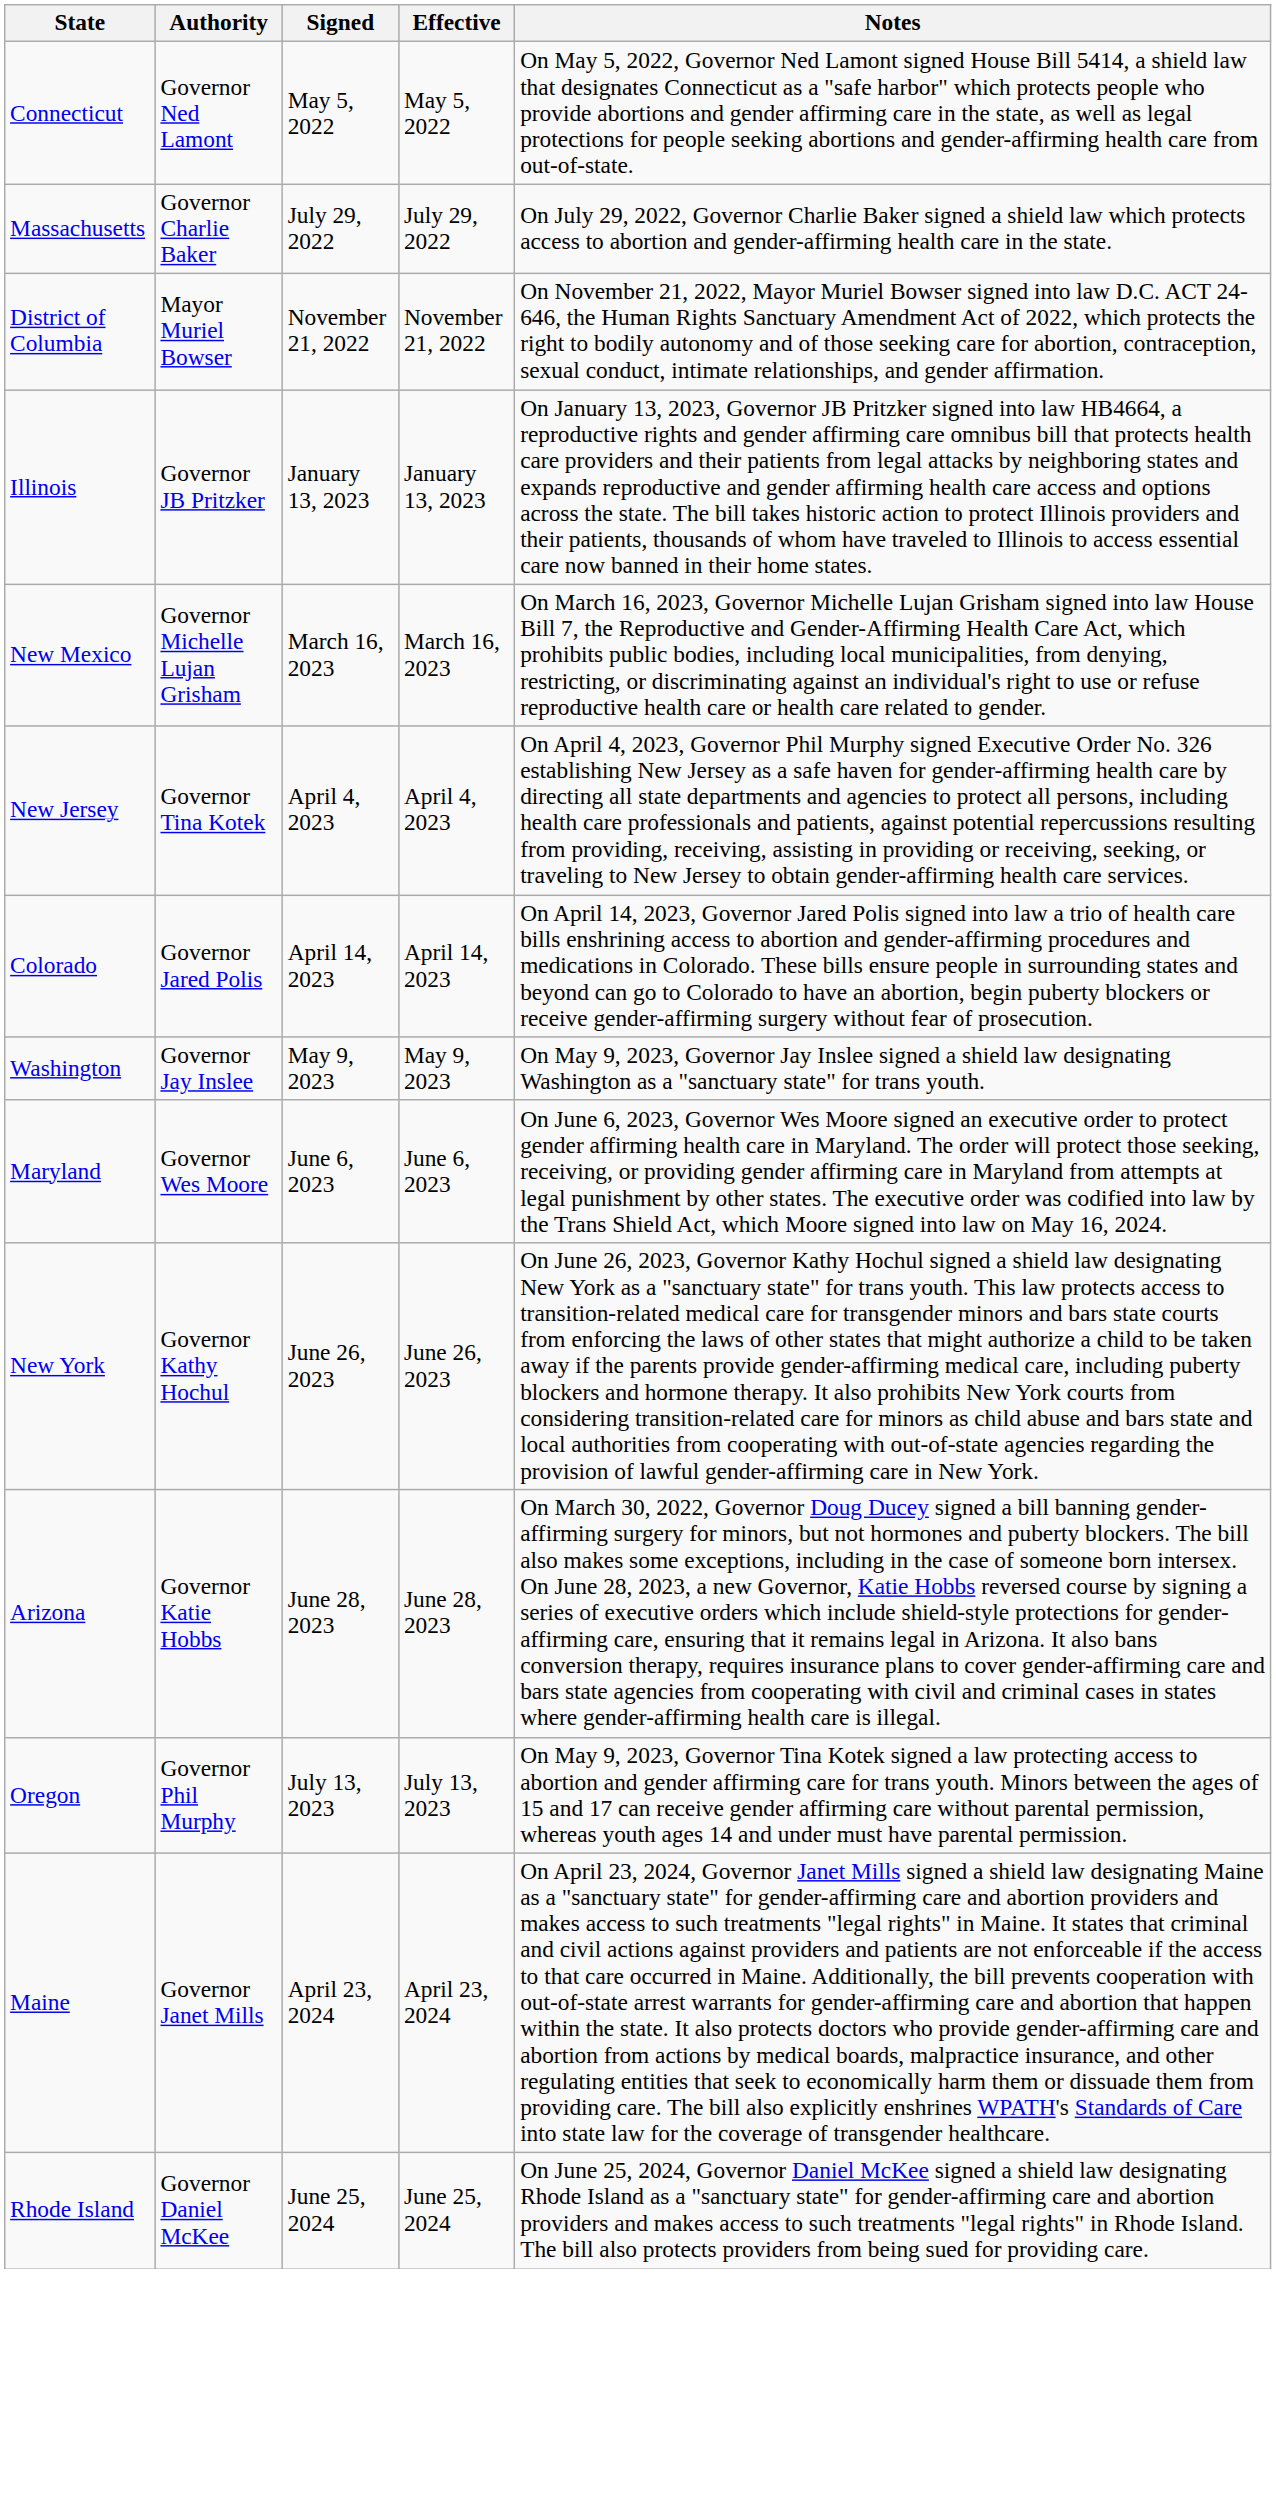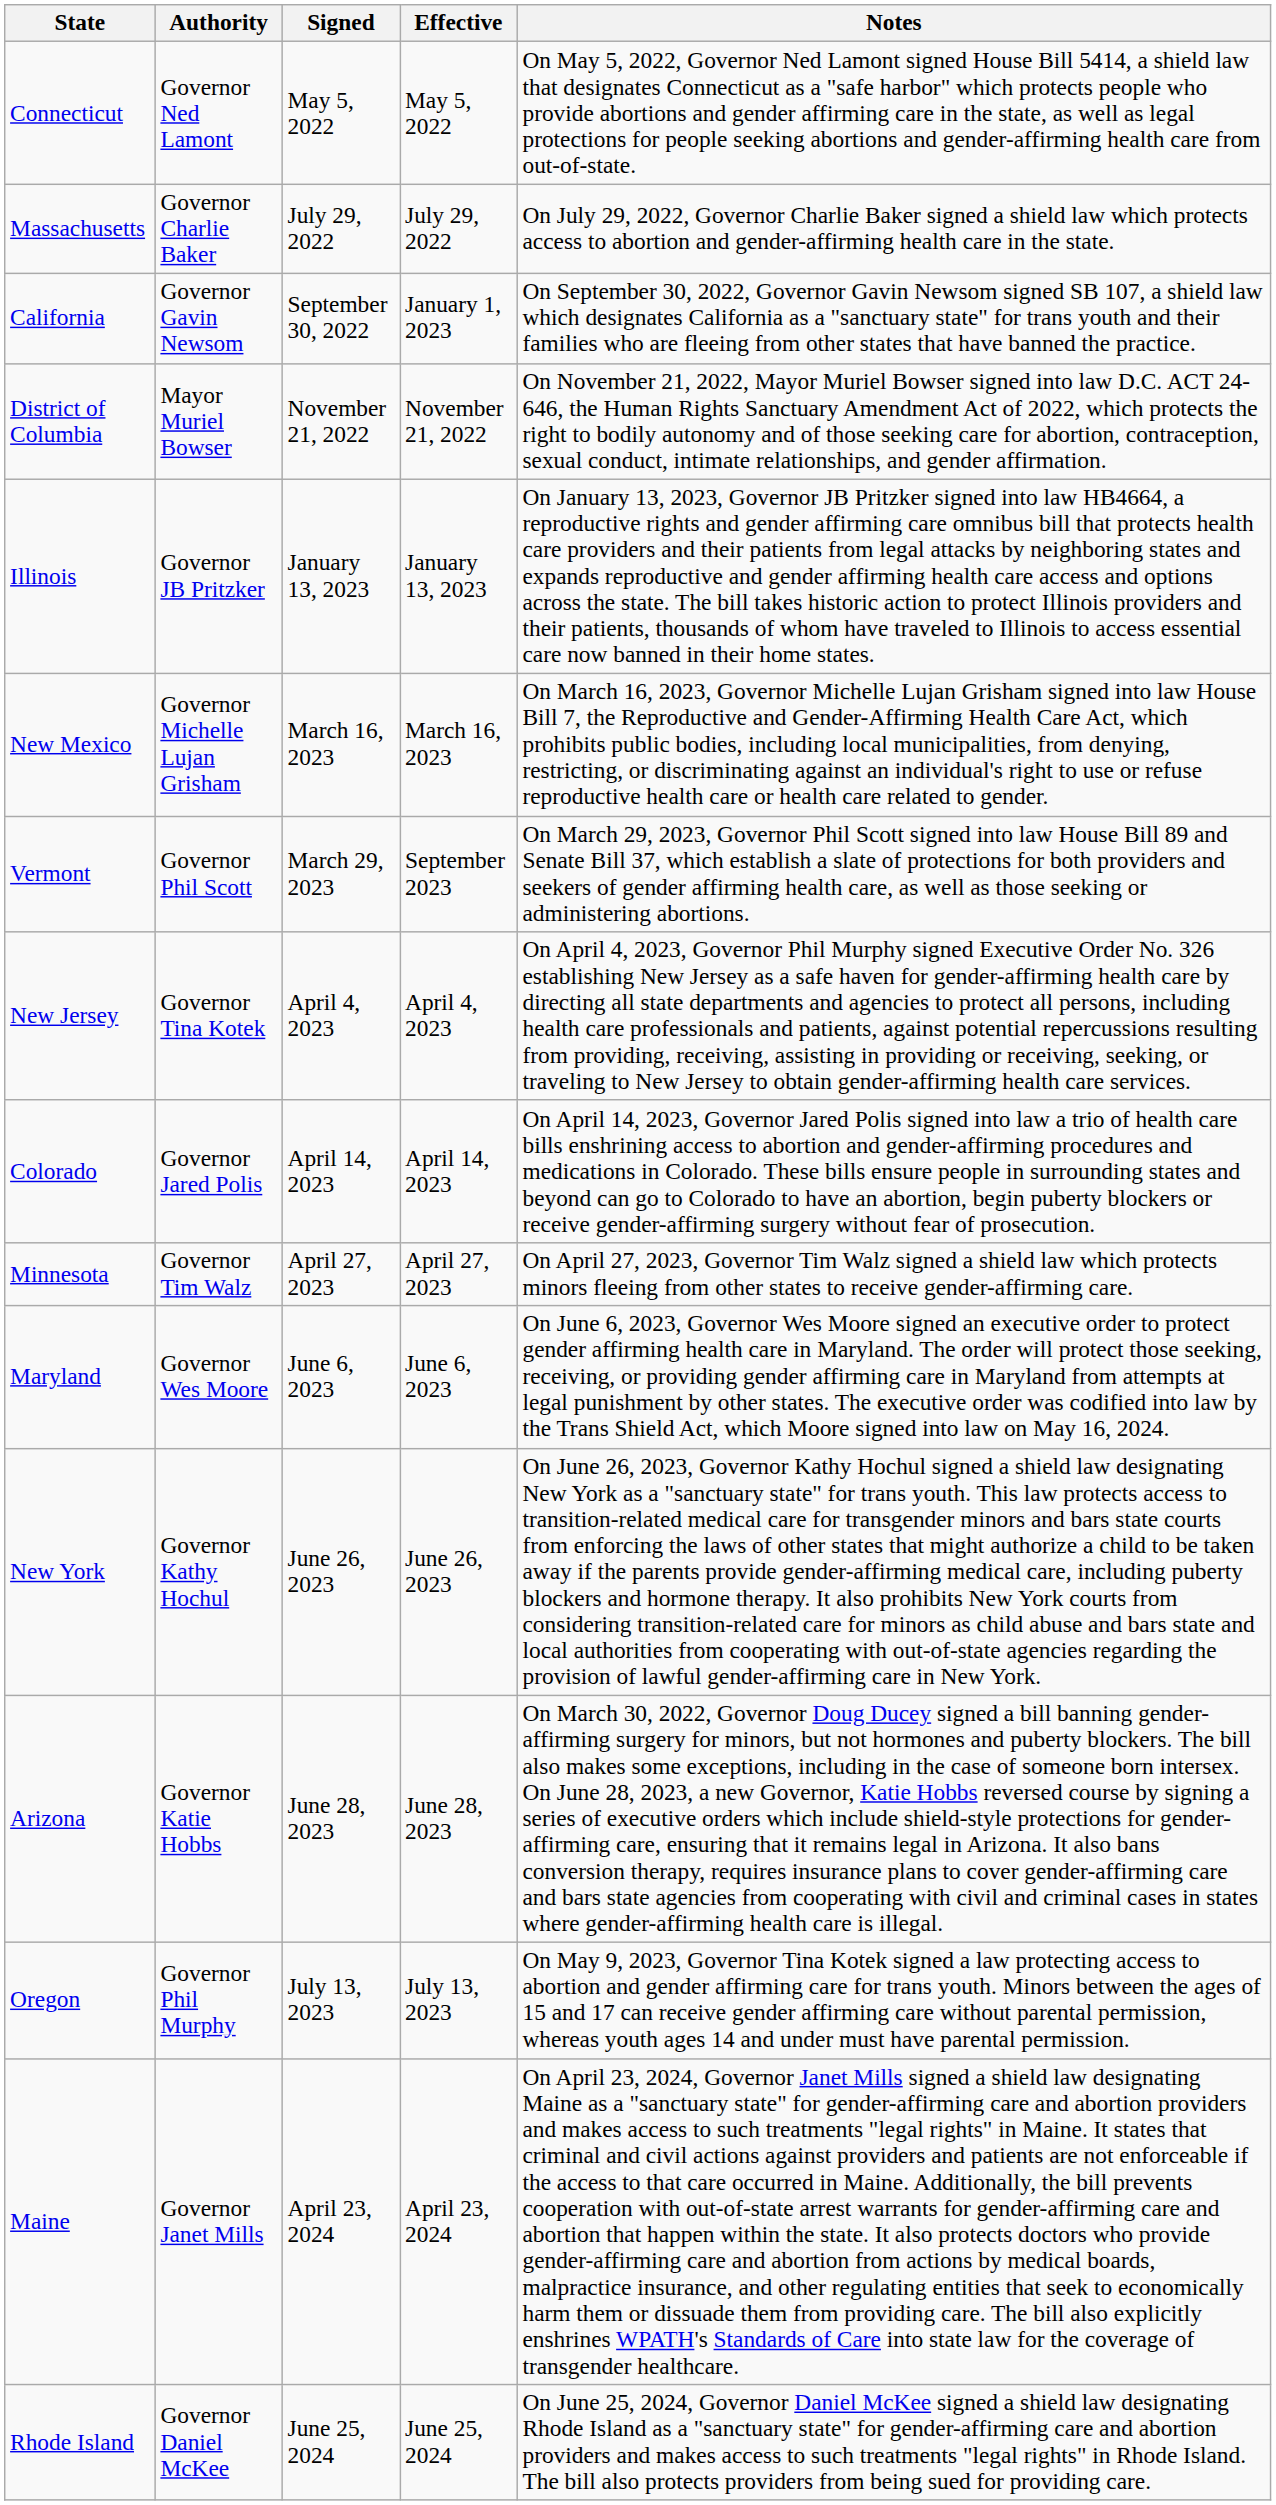+ row: (57, 318)
+ row: (50, 873)
+ row: (59, 1273)
- row: (66, 1068)
